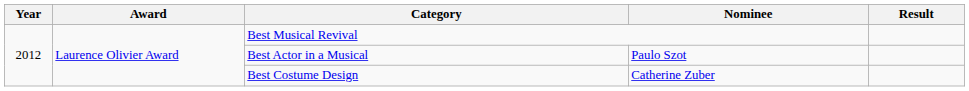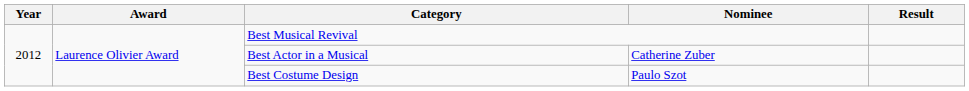(659, 55) Paulo Szot -> (673, 55) Catherine Zuber
(673, 75) Catherine Zuber -> (659, 75) Paulo Szot
